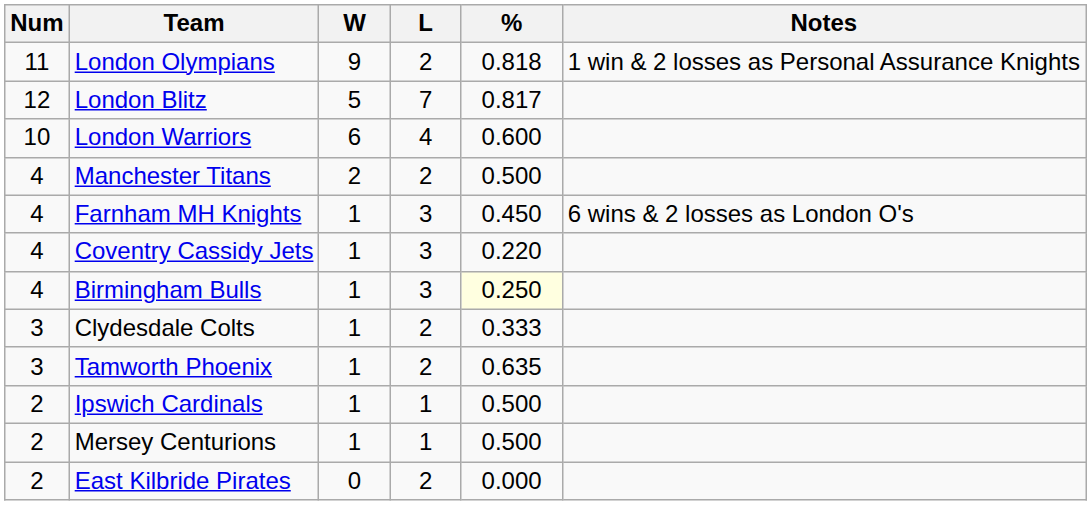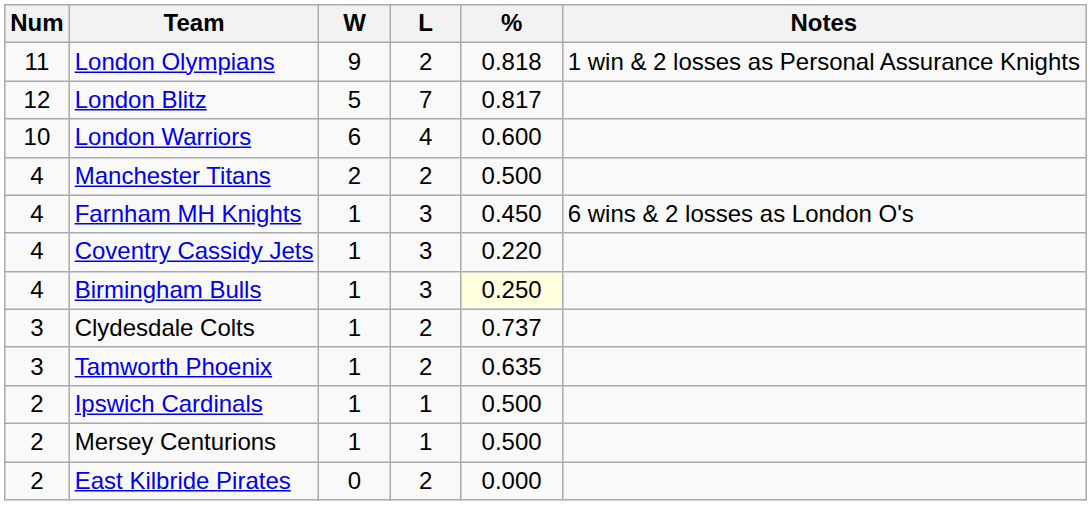(512, 328) 0.333 -> (512, 328) 0.737
